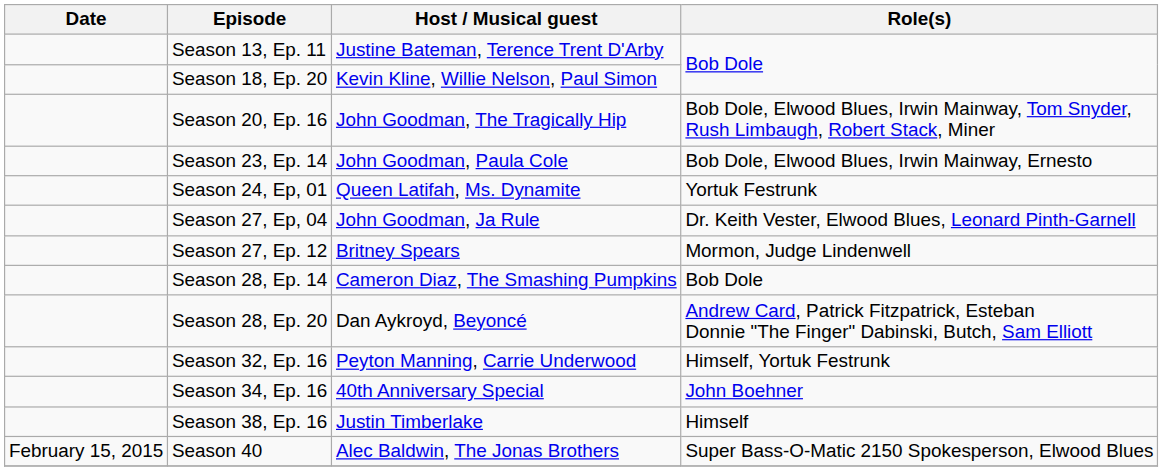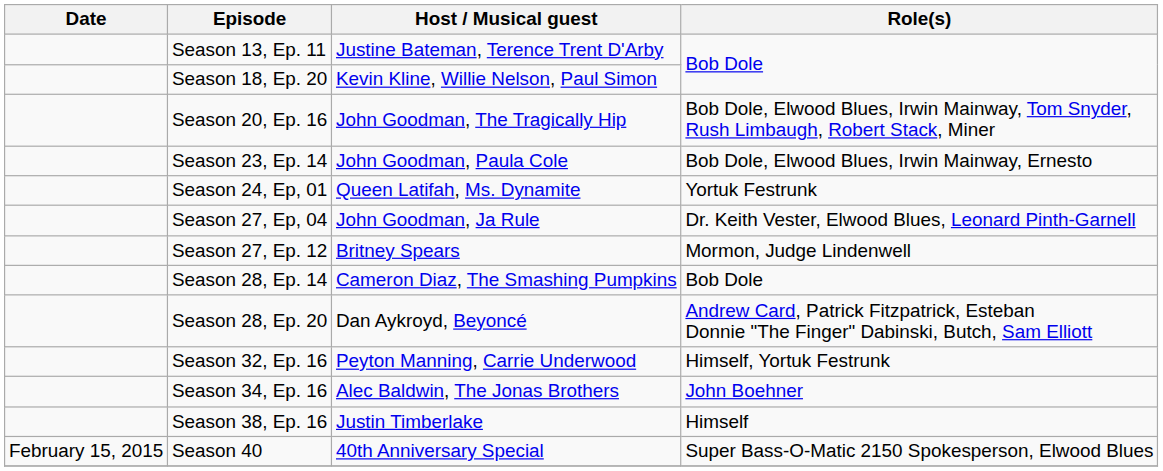(440, 391) 40th Anniversary Special -> (477, 391) Alec Baldwin, The Jonas Brothers
(477, 451) Alec Baldwin, The Jonas Brothers -> (440, 451) 40th Anniversary Special
